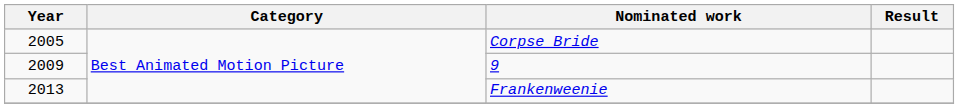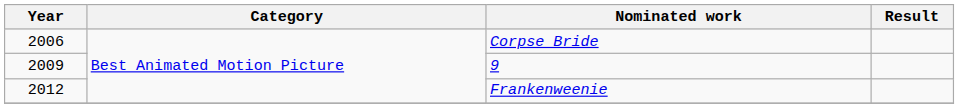(46, 41) 2005 -> (46, 41) 2006
(46, 91) 2013 -> (46, 91) 2012
